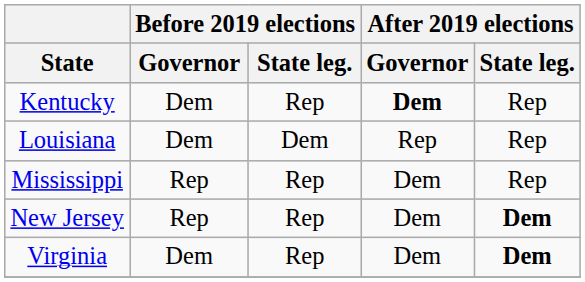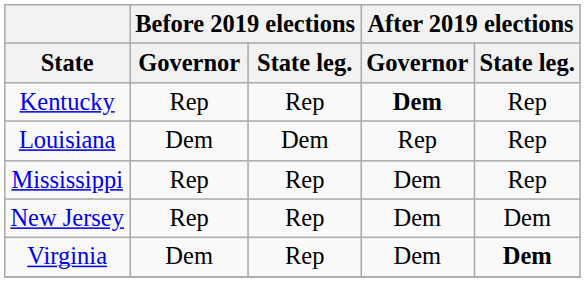(189, 101) Dem -> (189, 101) Rep
(527, 218) bold -> (527, 218) normal
